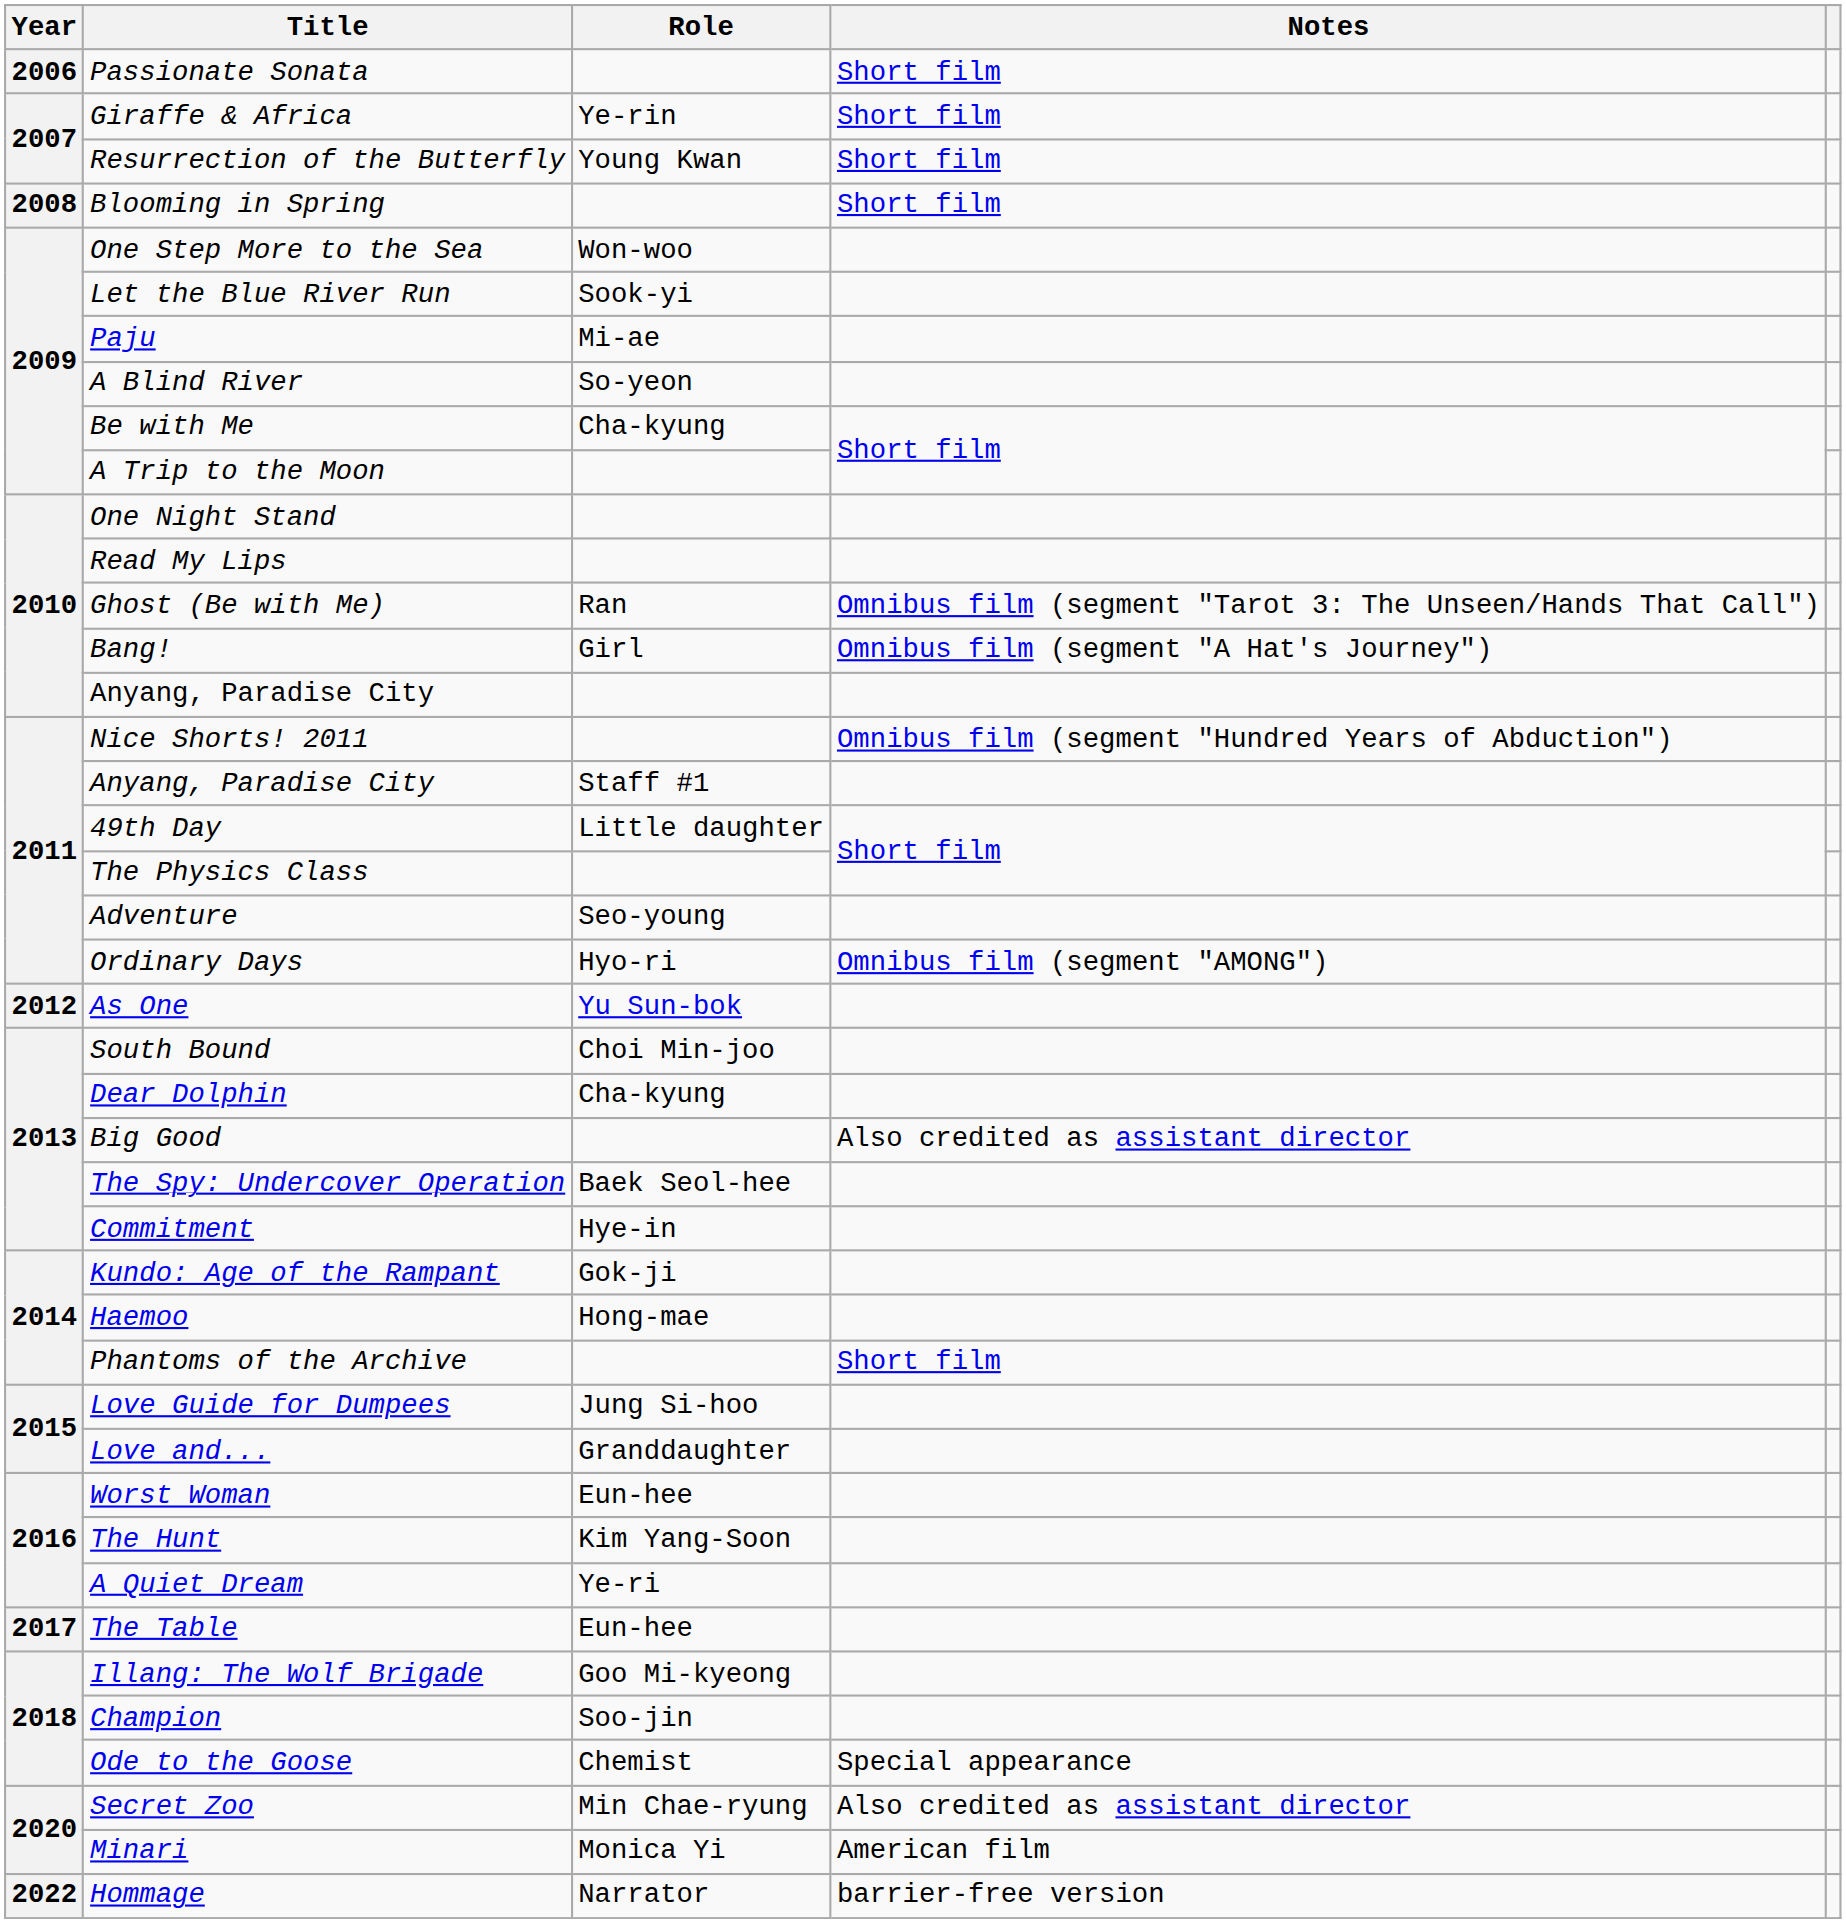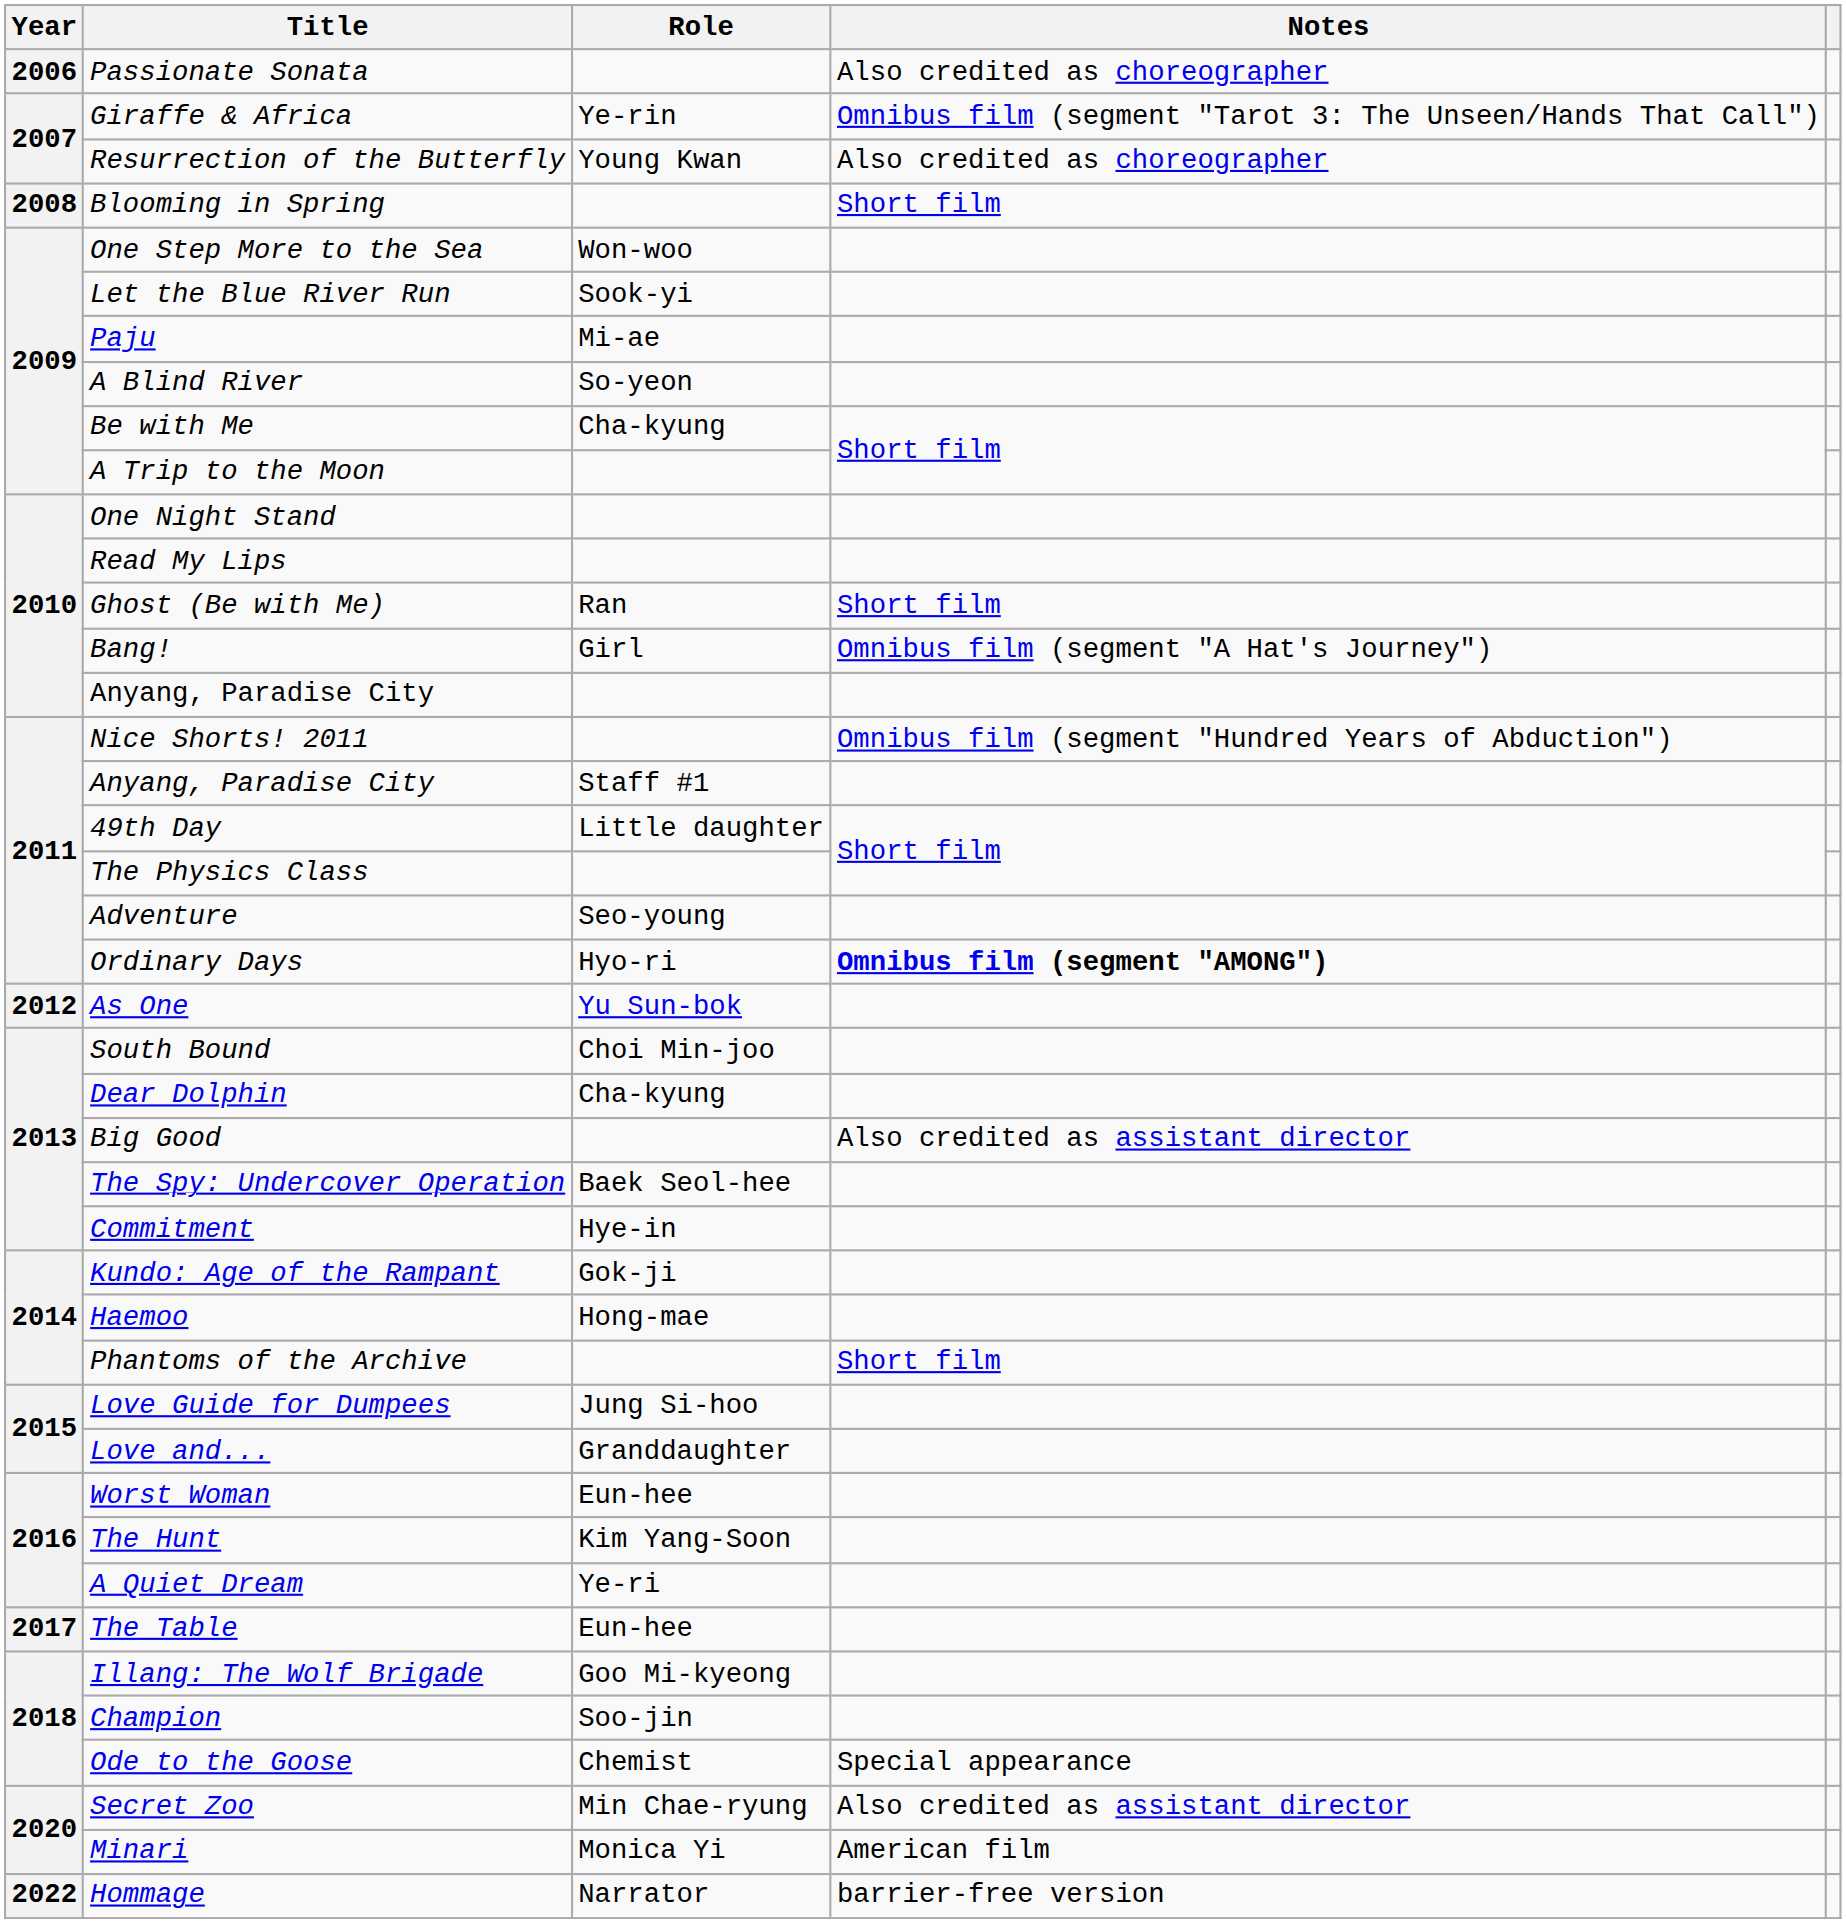(919, 72) Short film -> (1083, 72) Also credited as choreographer
(919, 116) Short film -> (1328, 116) Omnibus film (segment "Tarot 3: The Unseen/Hands That Call")
(919, 161) Short film -> (1083, 161) Also credited as choreographer
(1328, 606) Omnibus film (segment "Tarot 3: The Unseen/Hands That Call") -> (919, 606) Short film
(1083, 962) normal -> (1083, 962) bold
